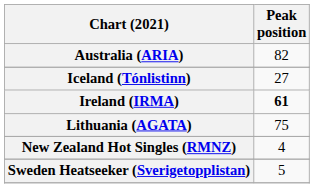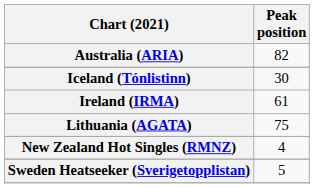(282, 78) 27 -> (282, 78) 30
(282, 101) bold -> (282, 101) normal
